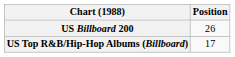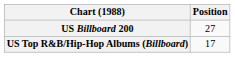(210, 28) 26 -> (210, 28) 27
